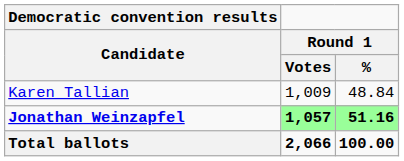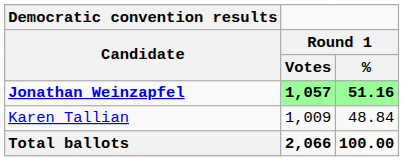rows swapped: (96, 118) <-> (69, 93)
